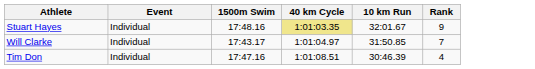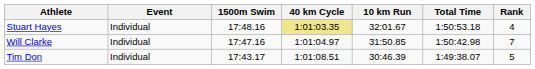+ column: (458, 12)
(441, 27) 9 -> (512, 27) 4
(246, 42) 17:43.17 -> (246, 42) 17:47.16
(246, 57) 17:47.16 -> (246, 57) 17:43.17
(441, 57) 4 -> (512, 57) 5
